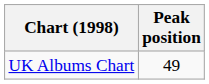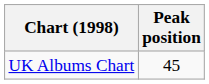(172, 65) 49 -> (172, 65) 45
